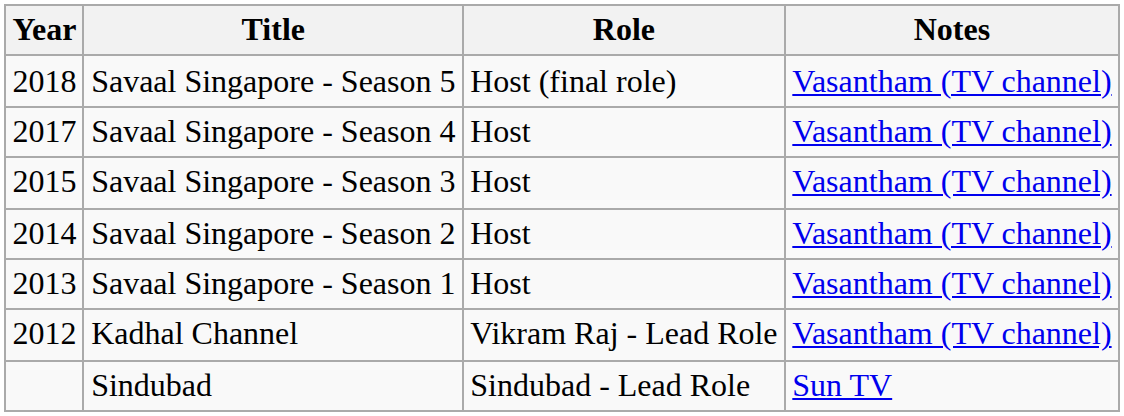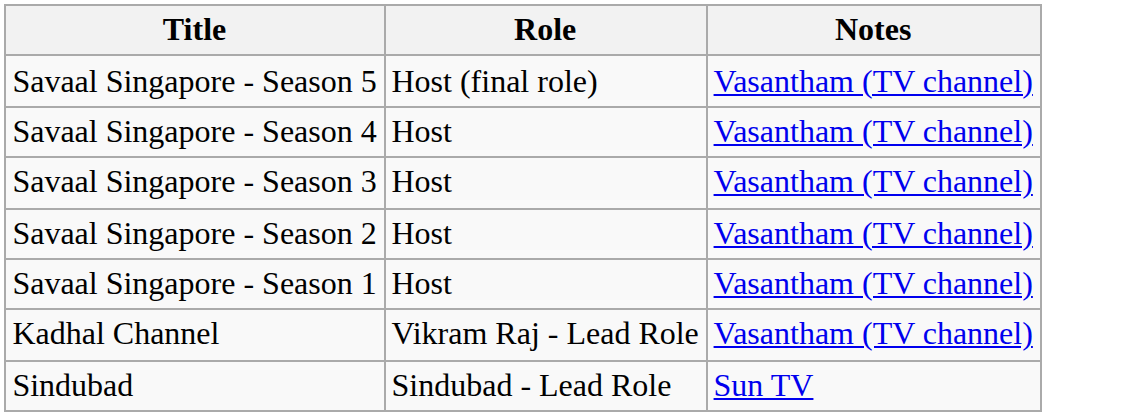- column: (44, 29)
